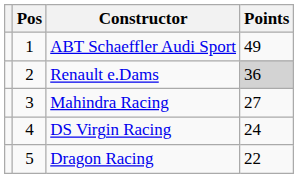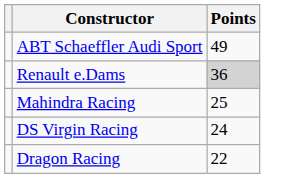- column: (29, 18)
(253, 102) 27 -> (219, 102) 25
